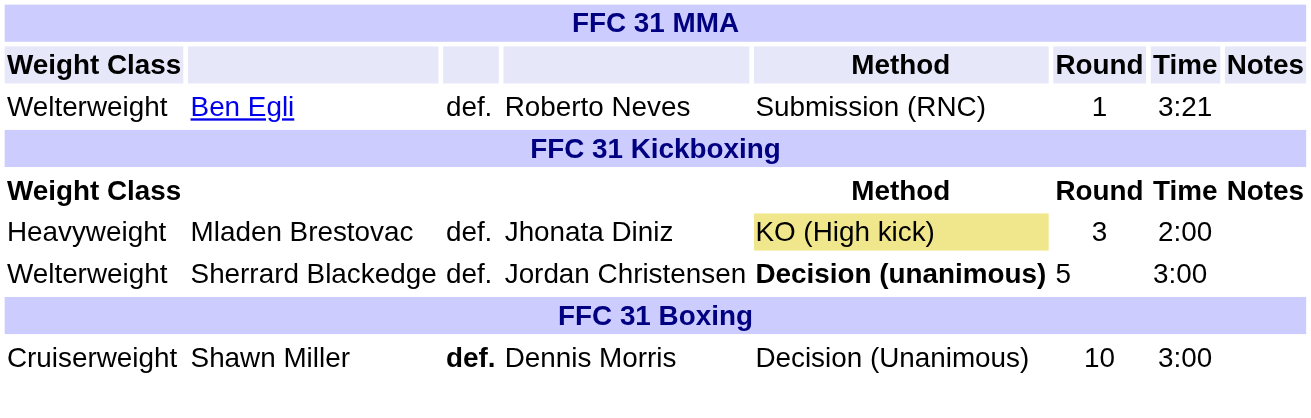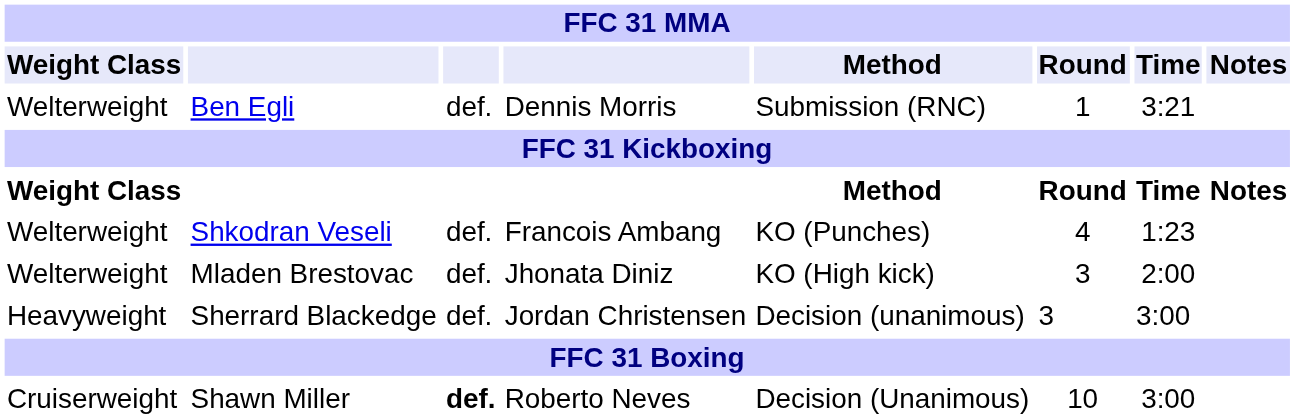(598, 107) Roberto Neves -> (591, 107) Dennis Morris
+ row: (291, 232)
(87, 232) Heavyweight -> (87, 274) Welterweight
(845, 232) khaki background -> (845, 274) no background
(87, 274) Welterweight -> (87, 316) Heavyweight
(901, 274) bold -> (890, 316) normal
(1063, 274) 5 -> (1046, 316) 3
(591, 357) Dennis Morris -> (598, 399) Roberto Neves
